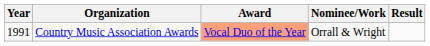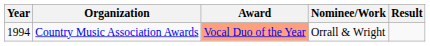(19, 31) 1991 -> (19, 31) 1994
